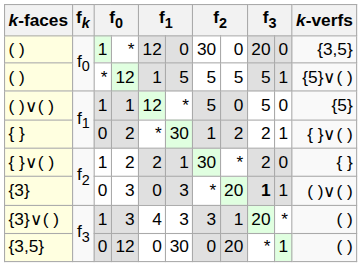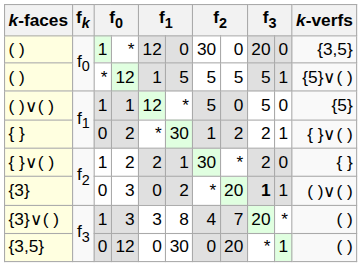(184, 190) 3 -> (184, 190) 2
(157, 219) 4 -> (157, 219) 3
(184, 219) 3 -> (184, 219) 8
(211, 219) 3 -> (211, 219) 4
(239, 219) 1 -> (239, 219) 7
